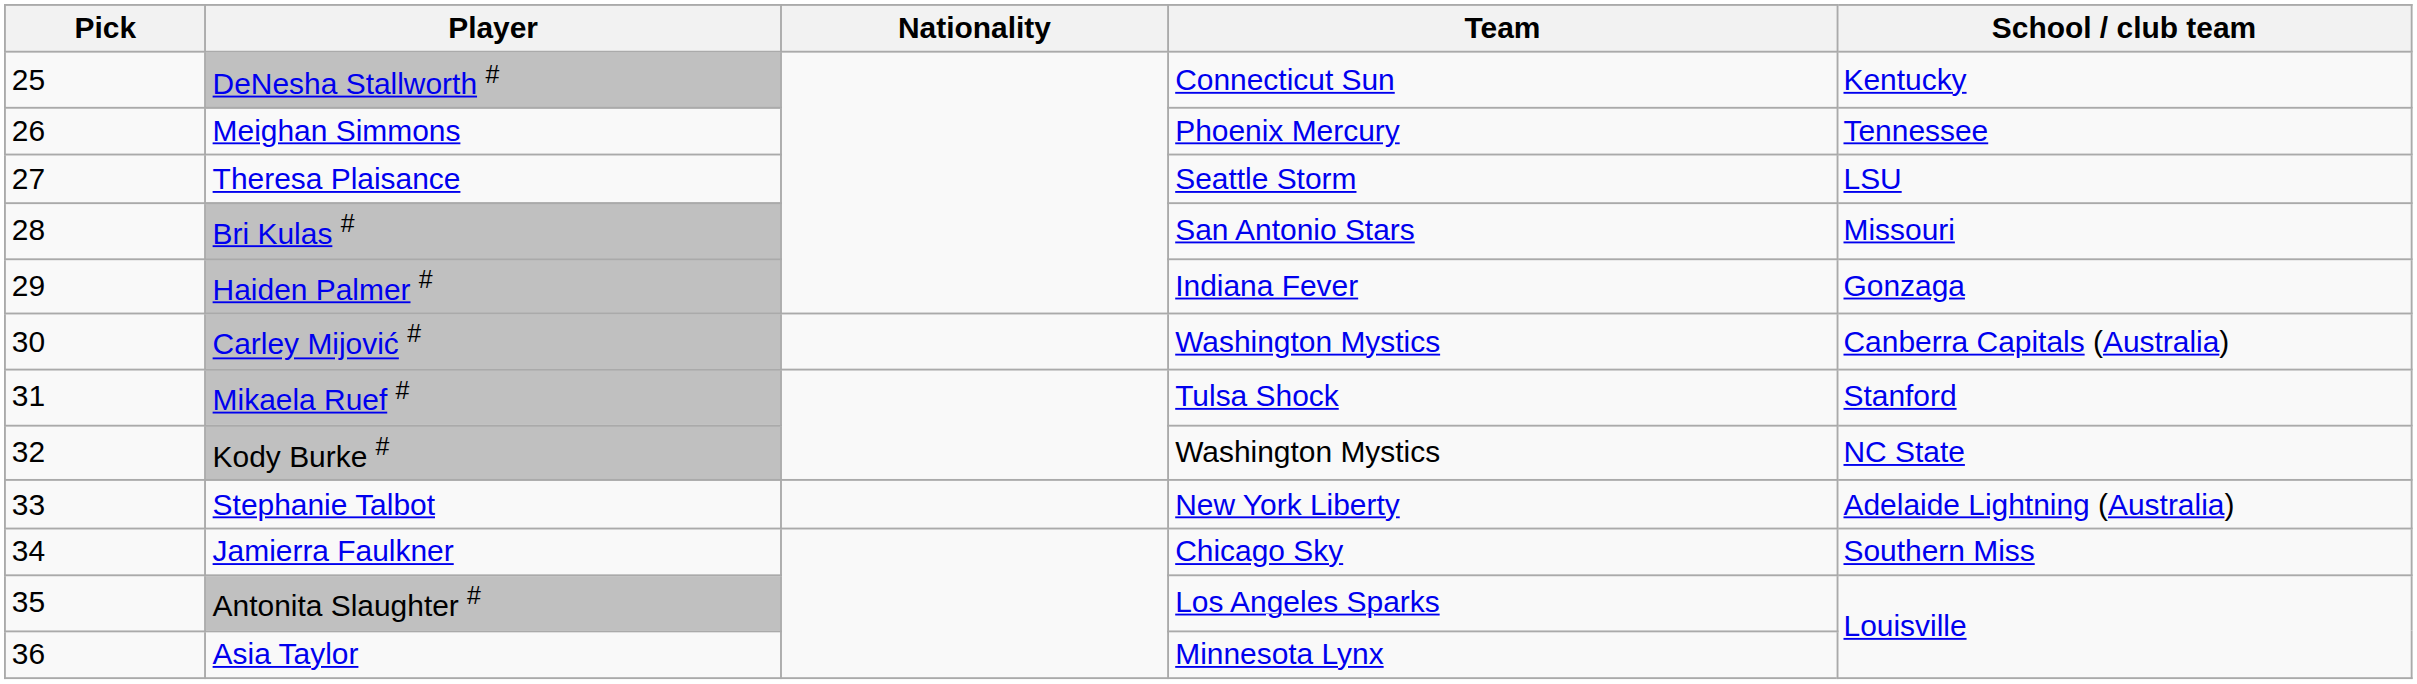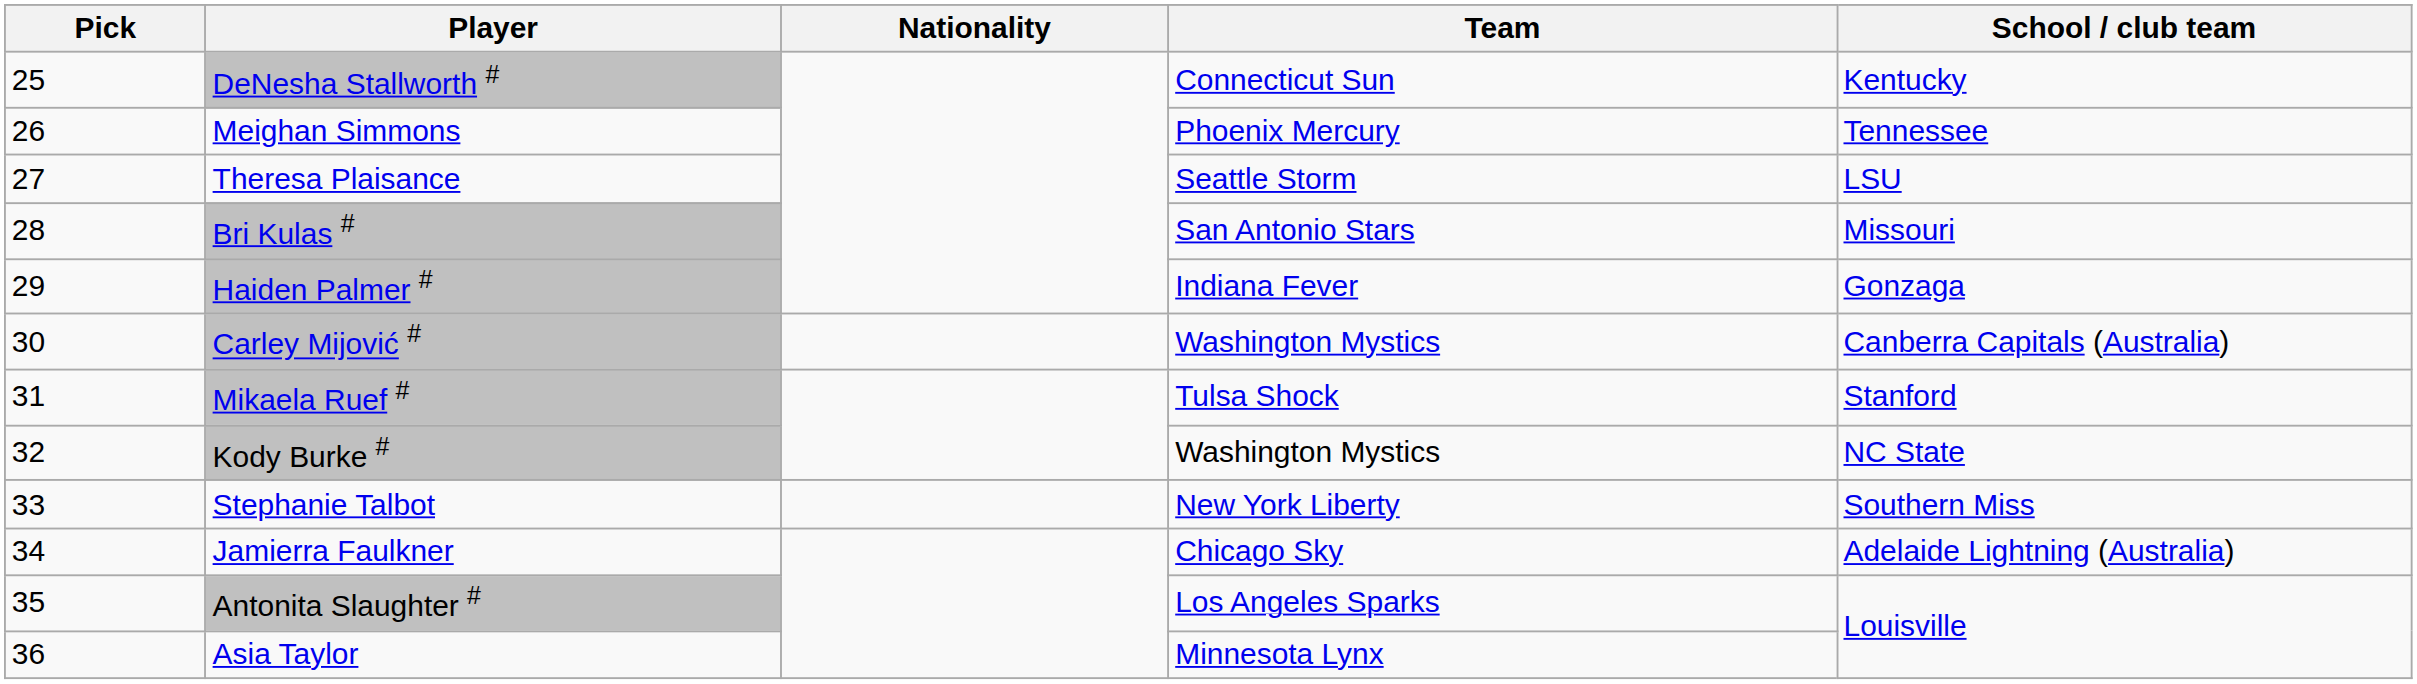(2039, 503) Adelaide Lightning (Australia) -> (1939, 503) Southern Miss
(1939, 551) Southern Miss -> (2039, 551) Adelaide Lightning (Australia)
